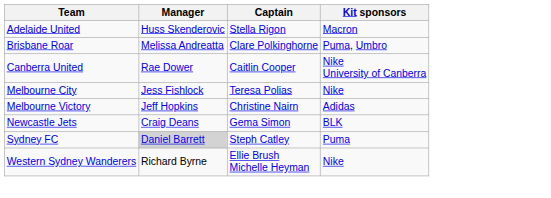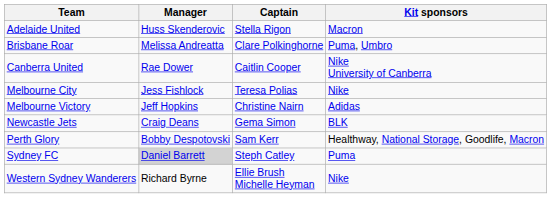+ row: (33, 139)
